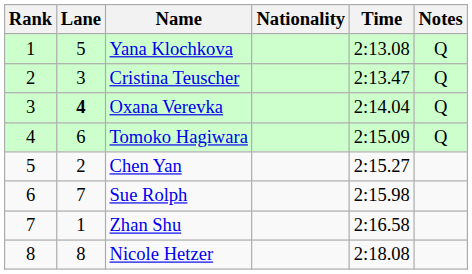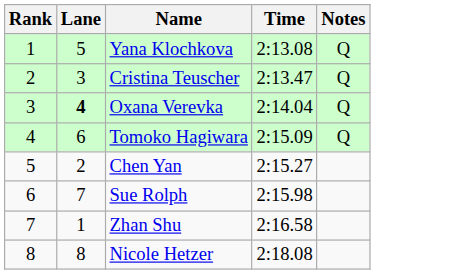- column: (301, 19)
